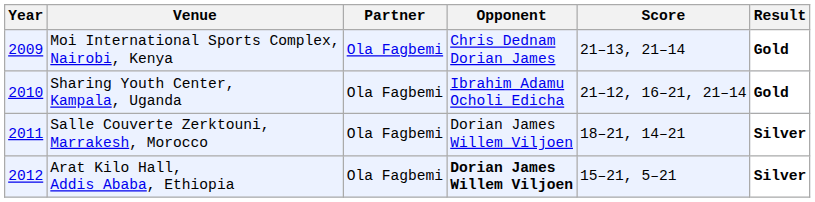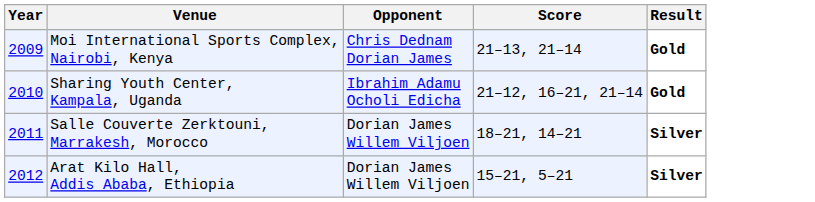- column: (395, 17)
(512, 176) bold -> (408, 176) normal
